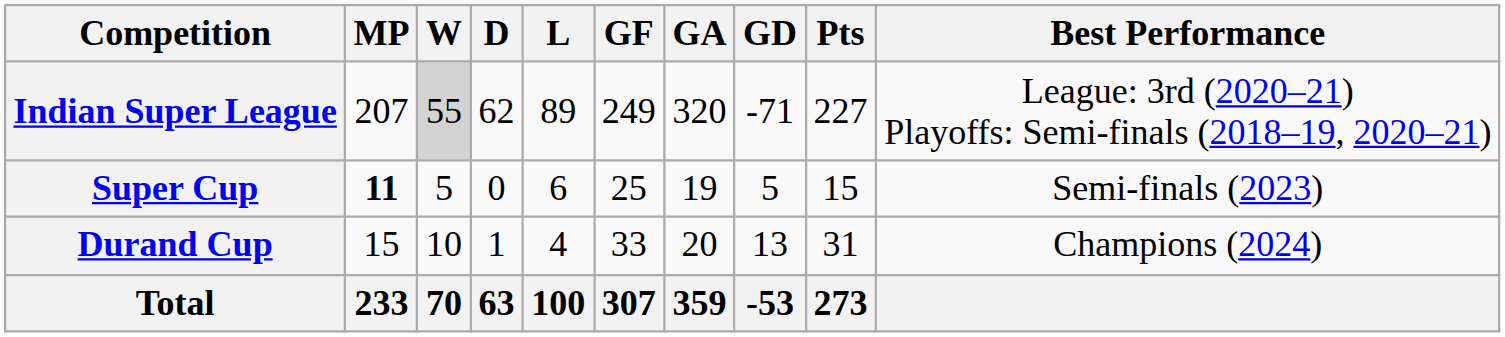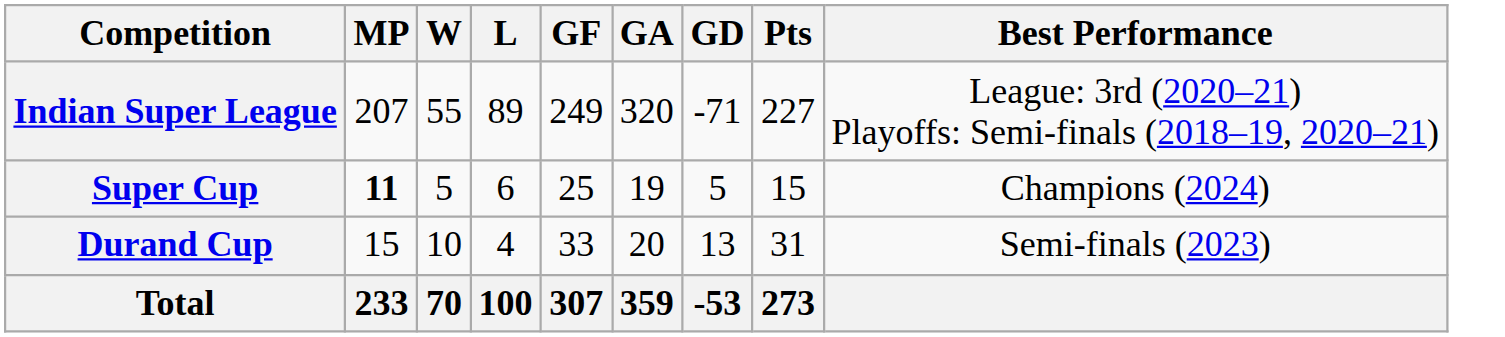- column: (497, 33)
(444, 110) lightgrey background -> (444, 110) no background
(1188, 187) Semi-finals (2023) -> (1135, 187) Champions (2024)
(1188, 244) Champions (2024) -> (1135, 244) Semi-finals (2023)
